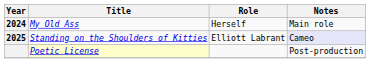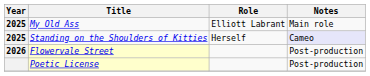(16, 24) 2024 -> (16, 24) 2025
(229, 24) Herself -> (248, 24) Elliott Labrant
(248, 38) Elliott Labrant -> (229, 38) Herself
+ row: (72, 51)
